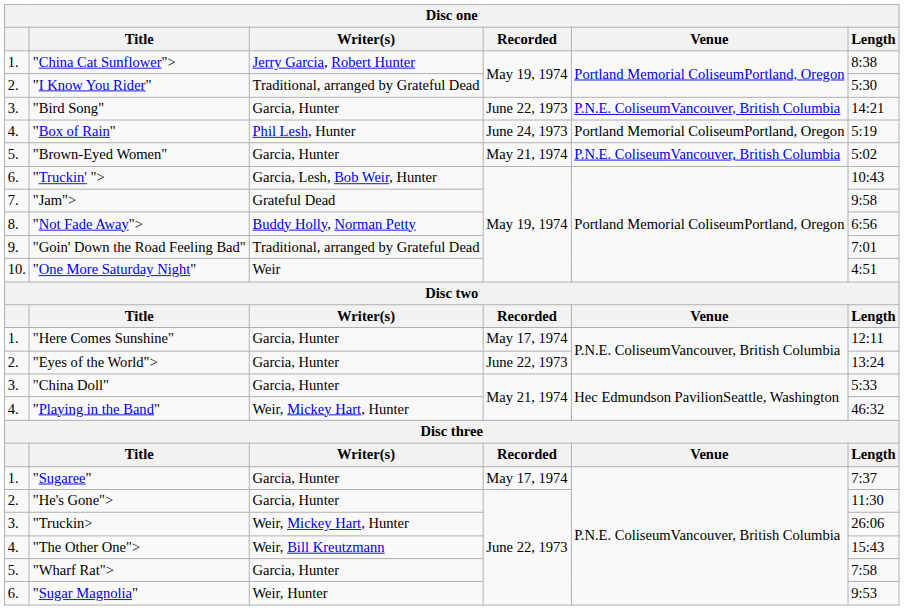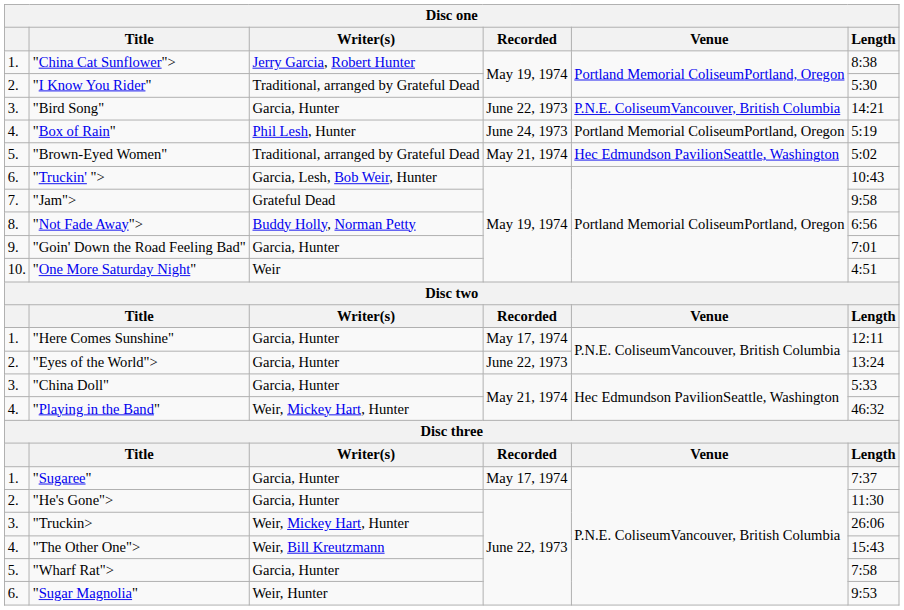(296, 154) Garcia, Hunter -> (366, 154) Traditional, arranged by Grateful Dead
(707, 154) P.N.E. ColiseumVancouver, British Columbia -> (707, 154) Hec Edmundson PavilionSeattle, Washington
(366, 246) Traditional, arranged by Grateful Dead -> (296, 246) Garcia, Hunter
